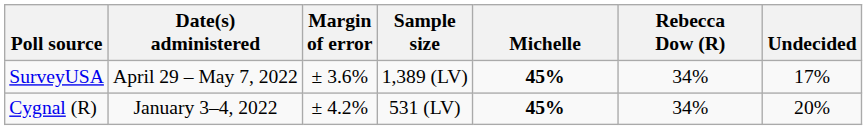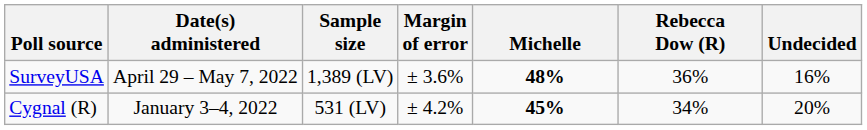columns swapped: (425, 32) <-> (340, 32)
(545, 76) 45% -> (545, 76) 48%
(690, 76) 34% -> (690, 76) 36%
(812, 76) 17% -> (812, 76) 16%
